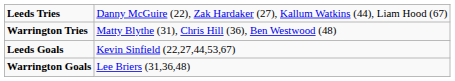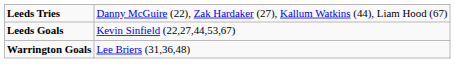- row: (47, 31)
